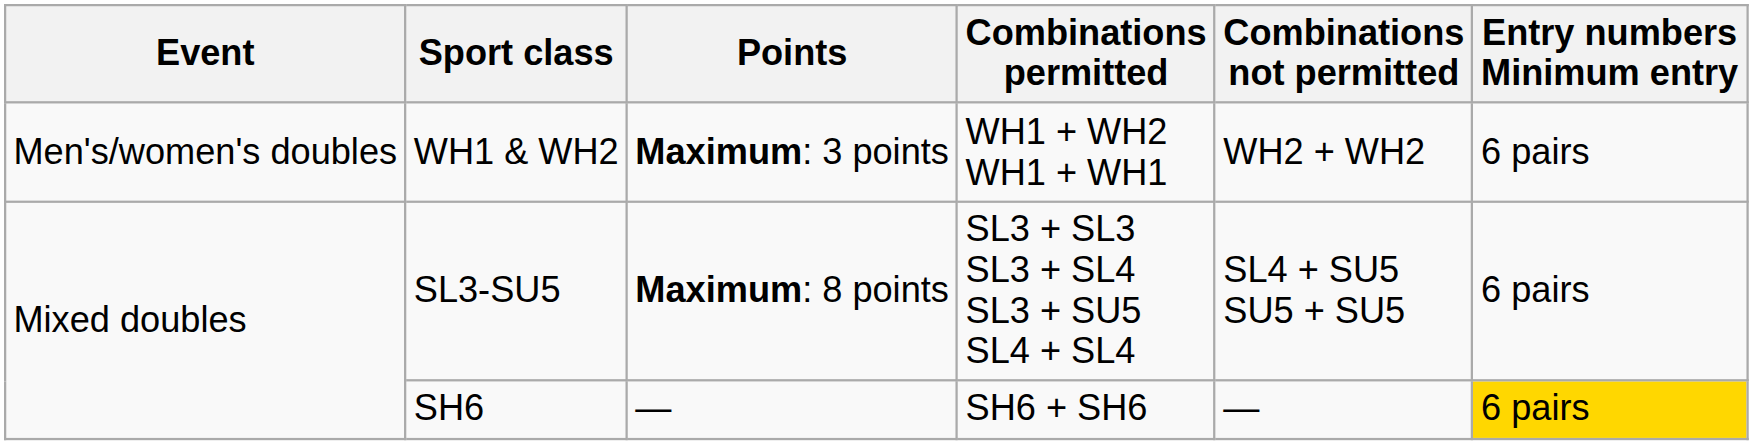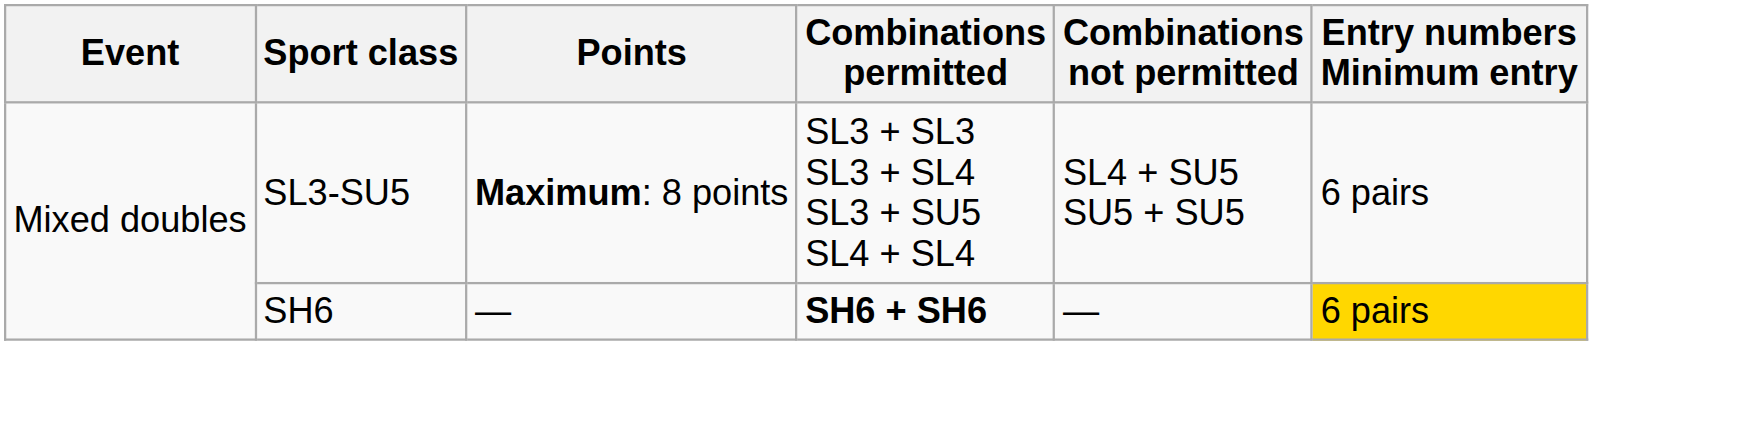- row: (516, 151)
(1057, 408) normal -> (896, 310) bold
